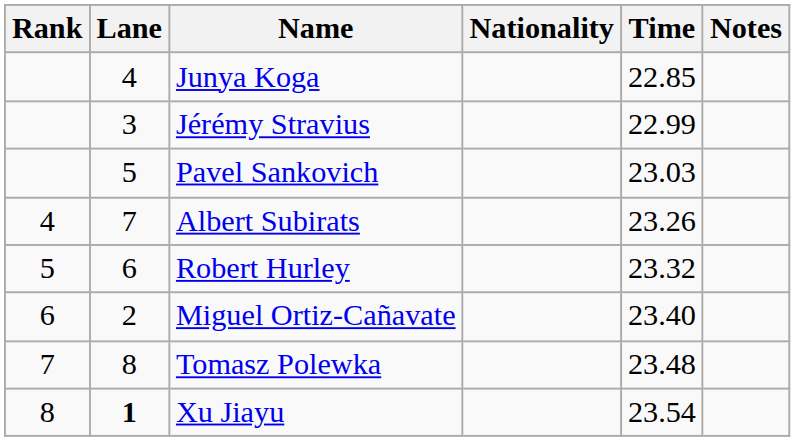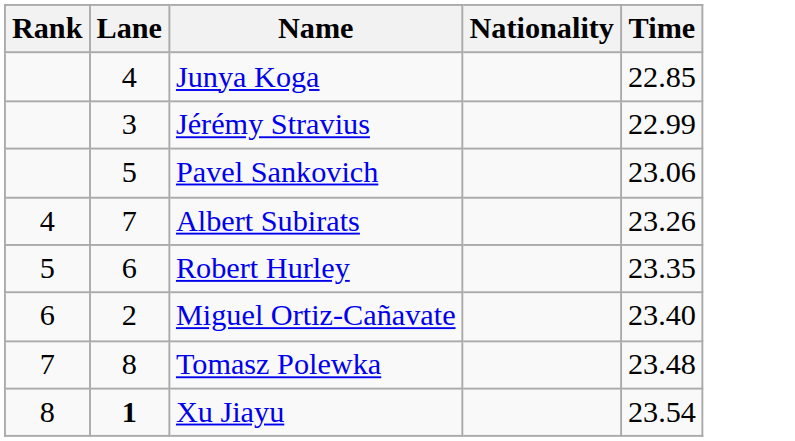- column: (746, 28)
(662, 172) 23.03 -> (662, 172) 23.06
(662, 268) 23.32 -> (662, 268) 23.35
